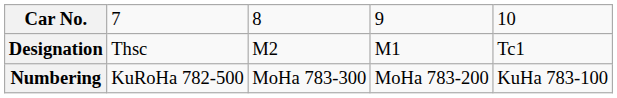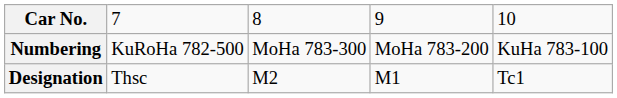rows swapped: (56, 48) <-> (56, 78)
